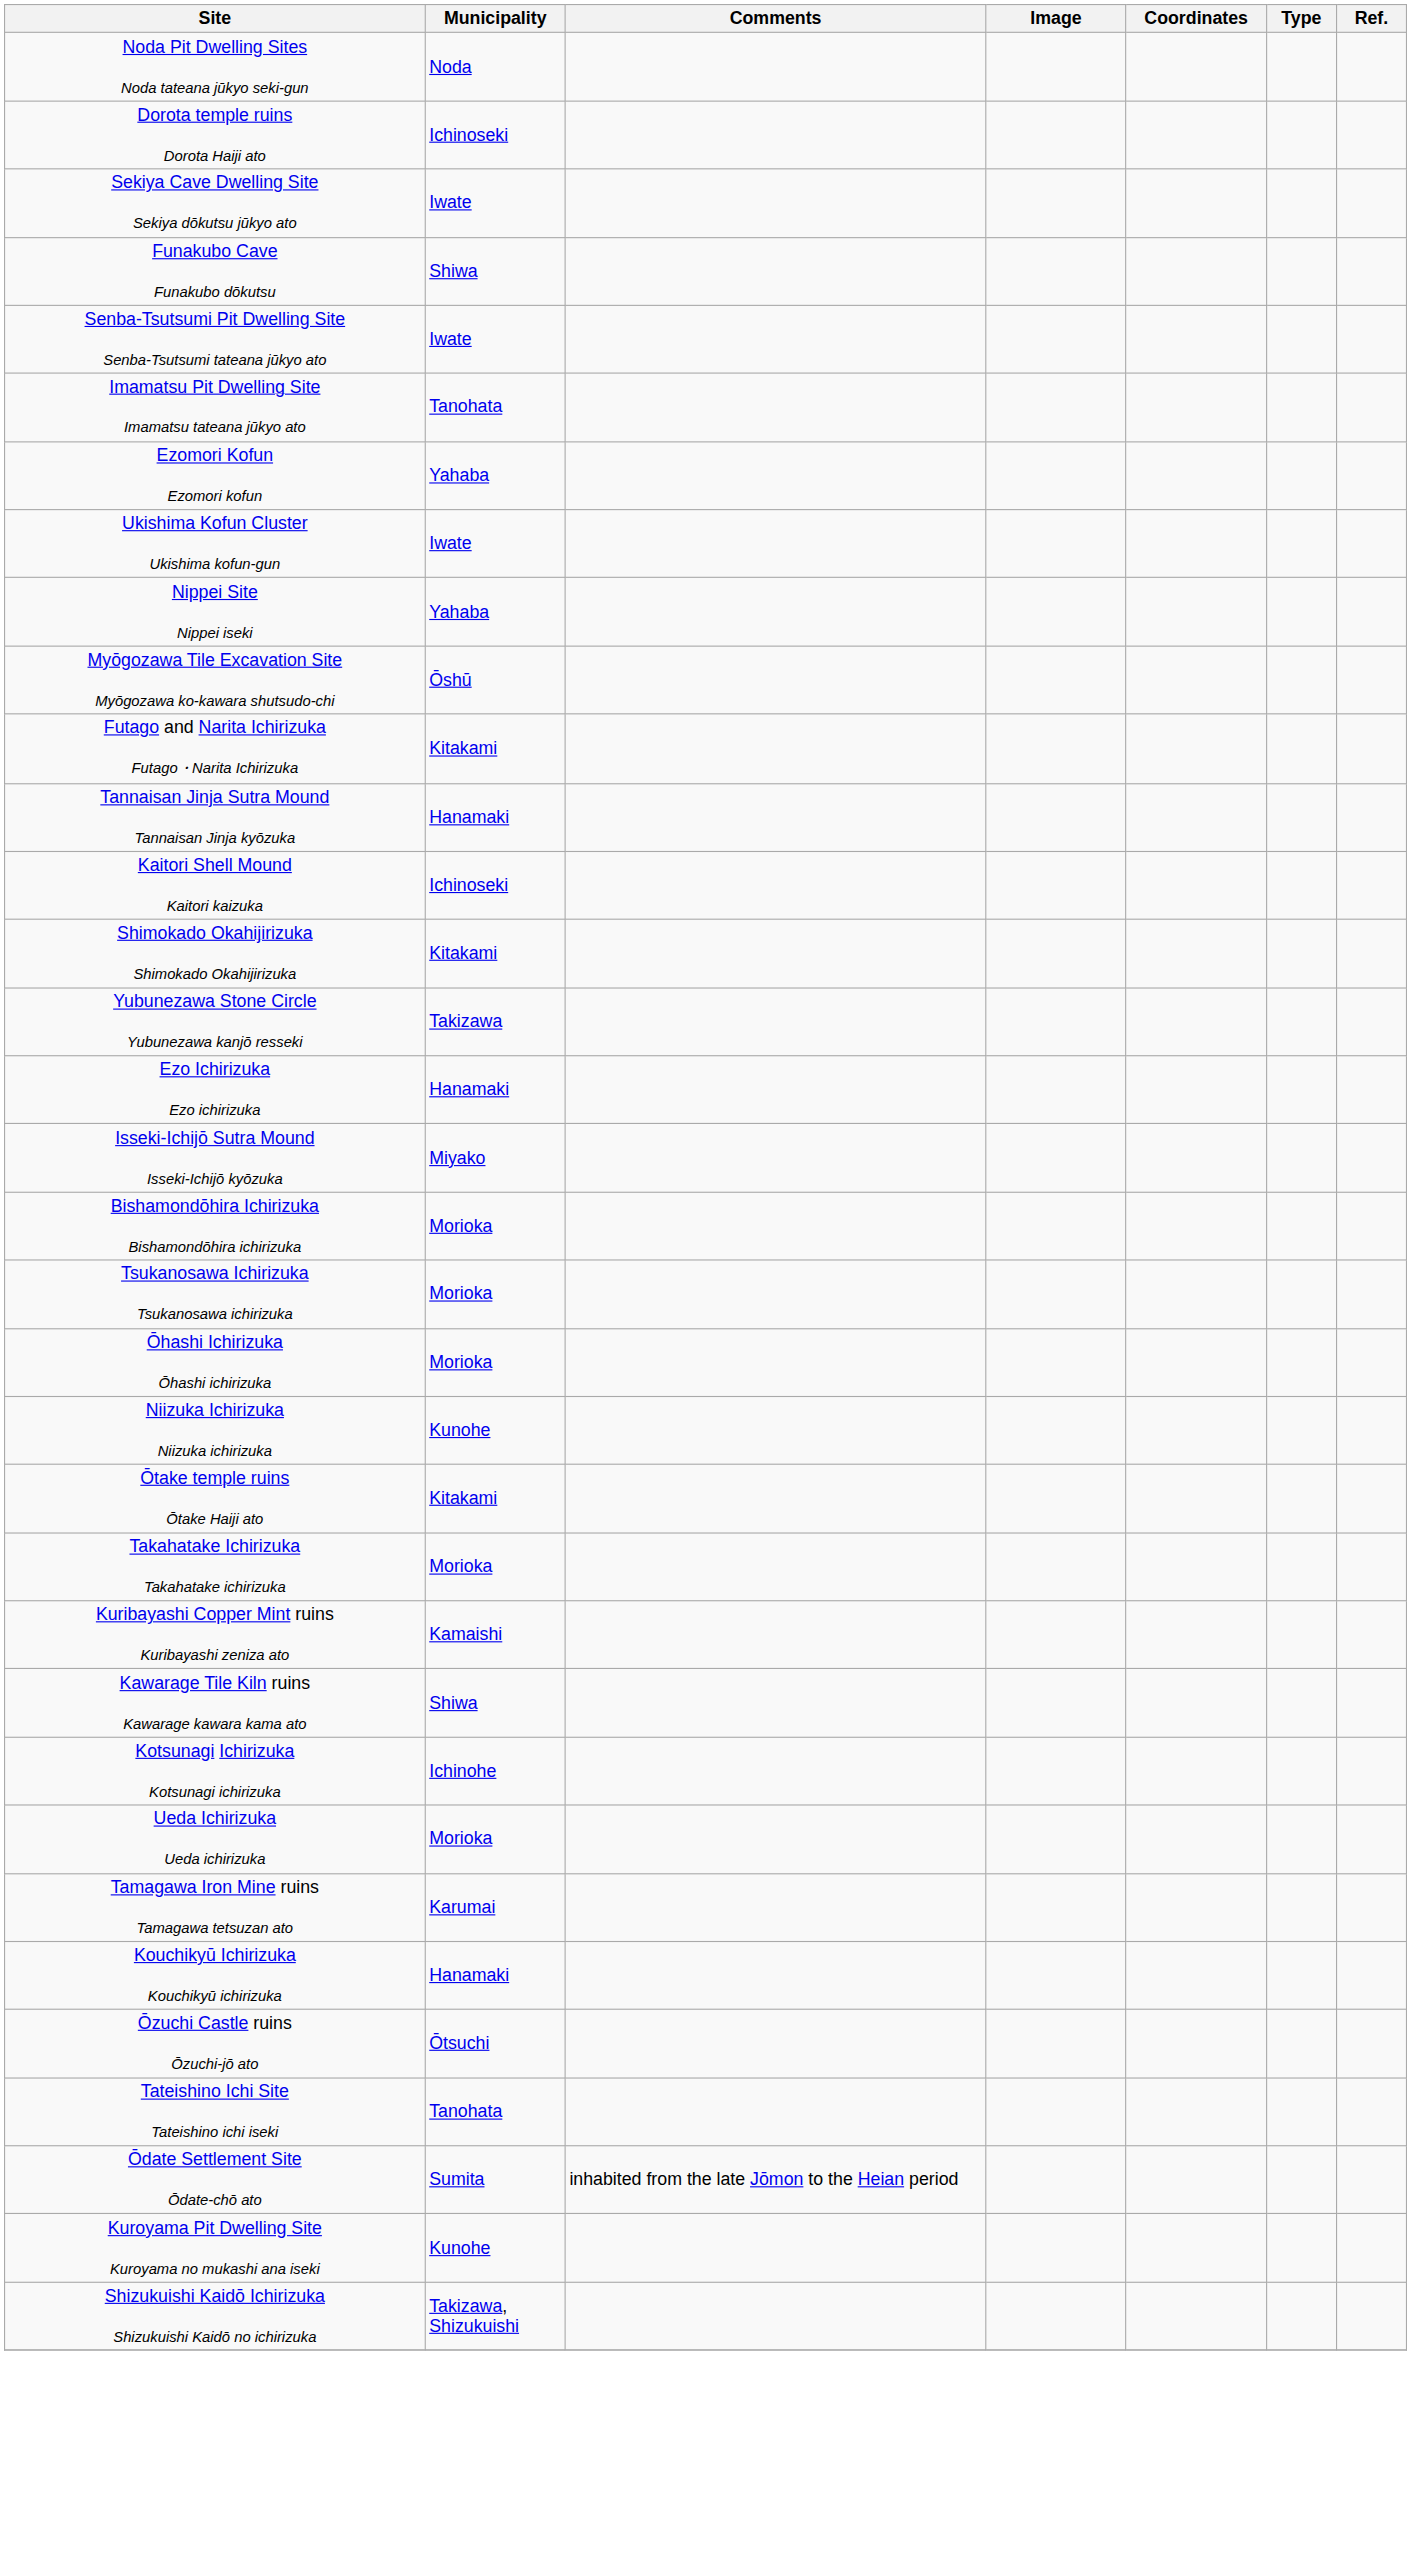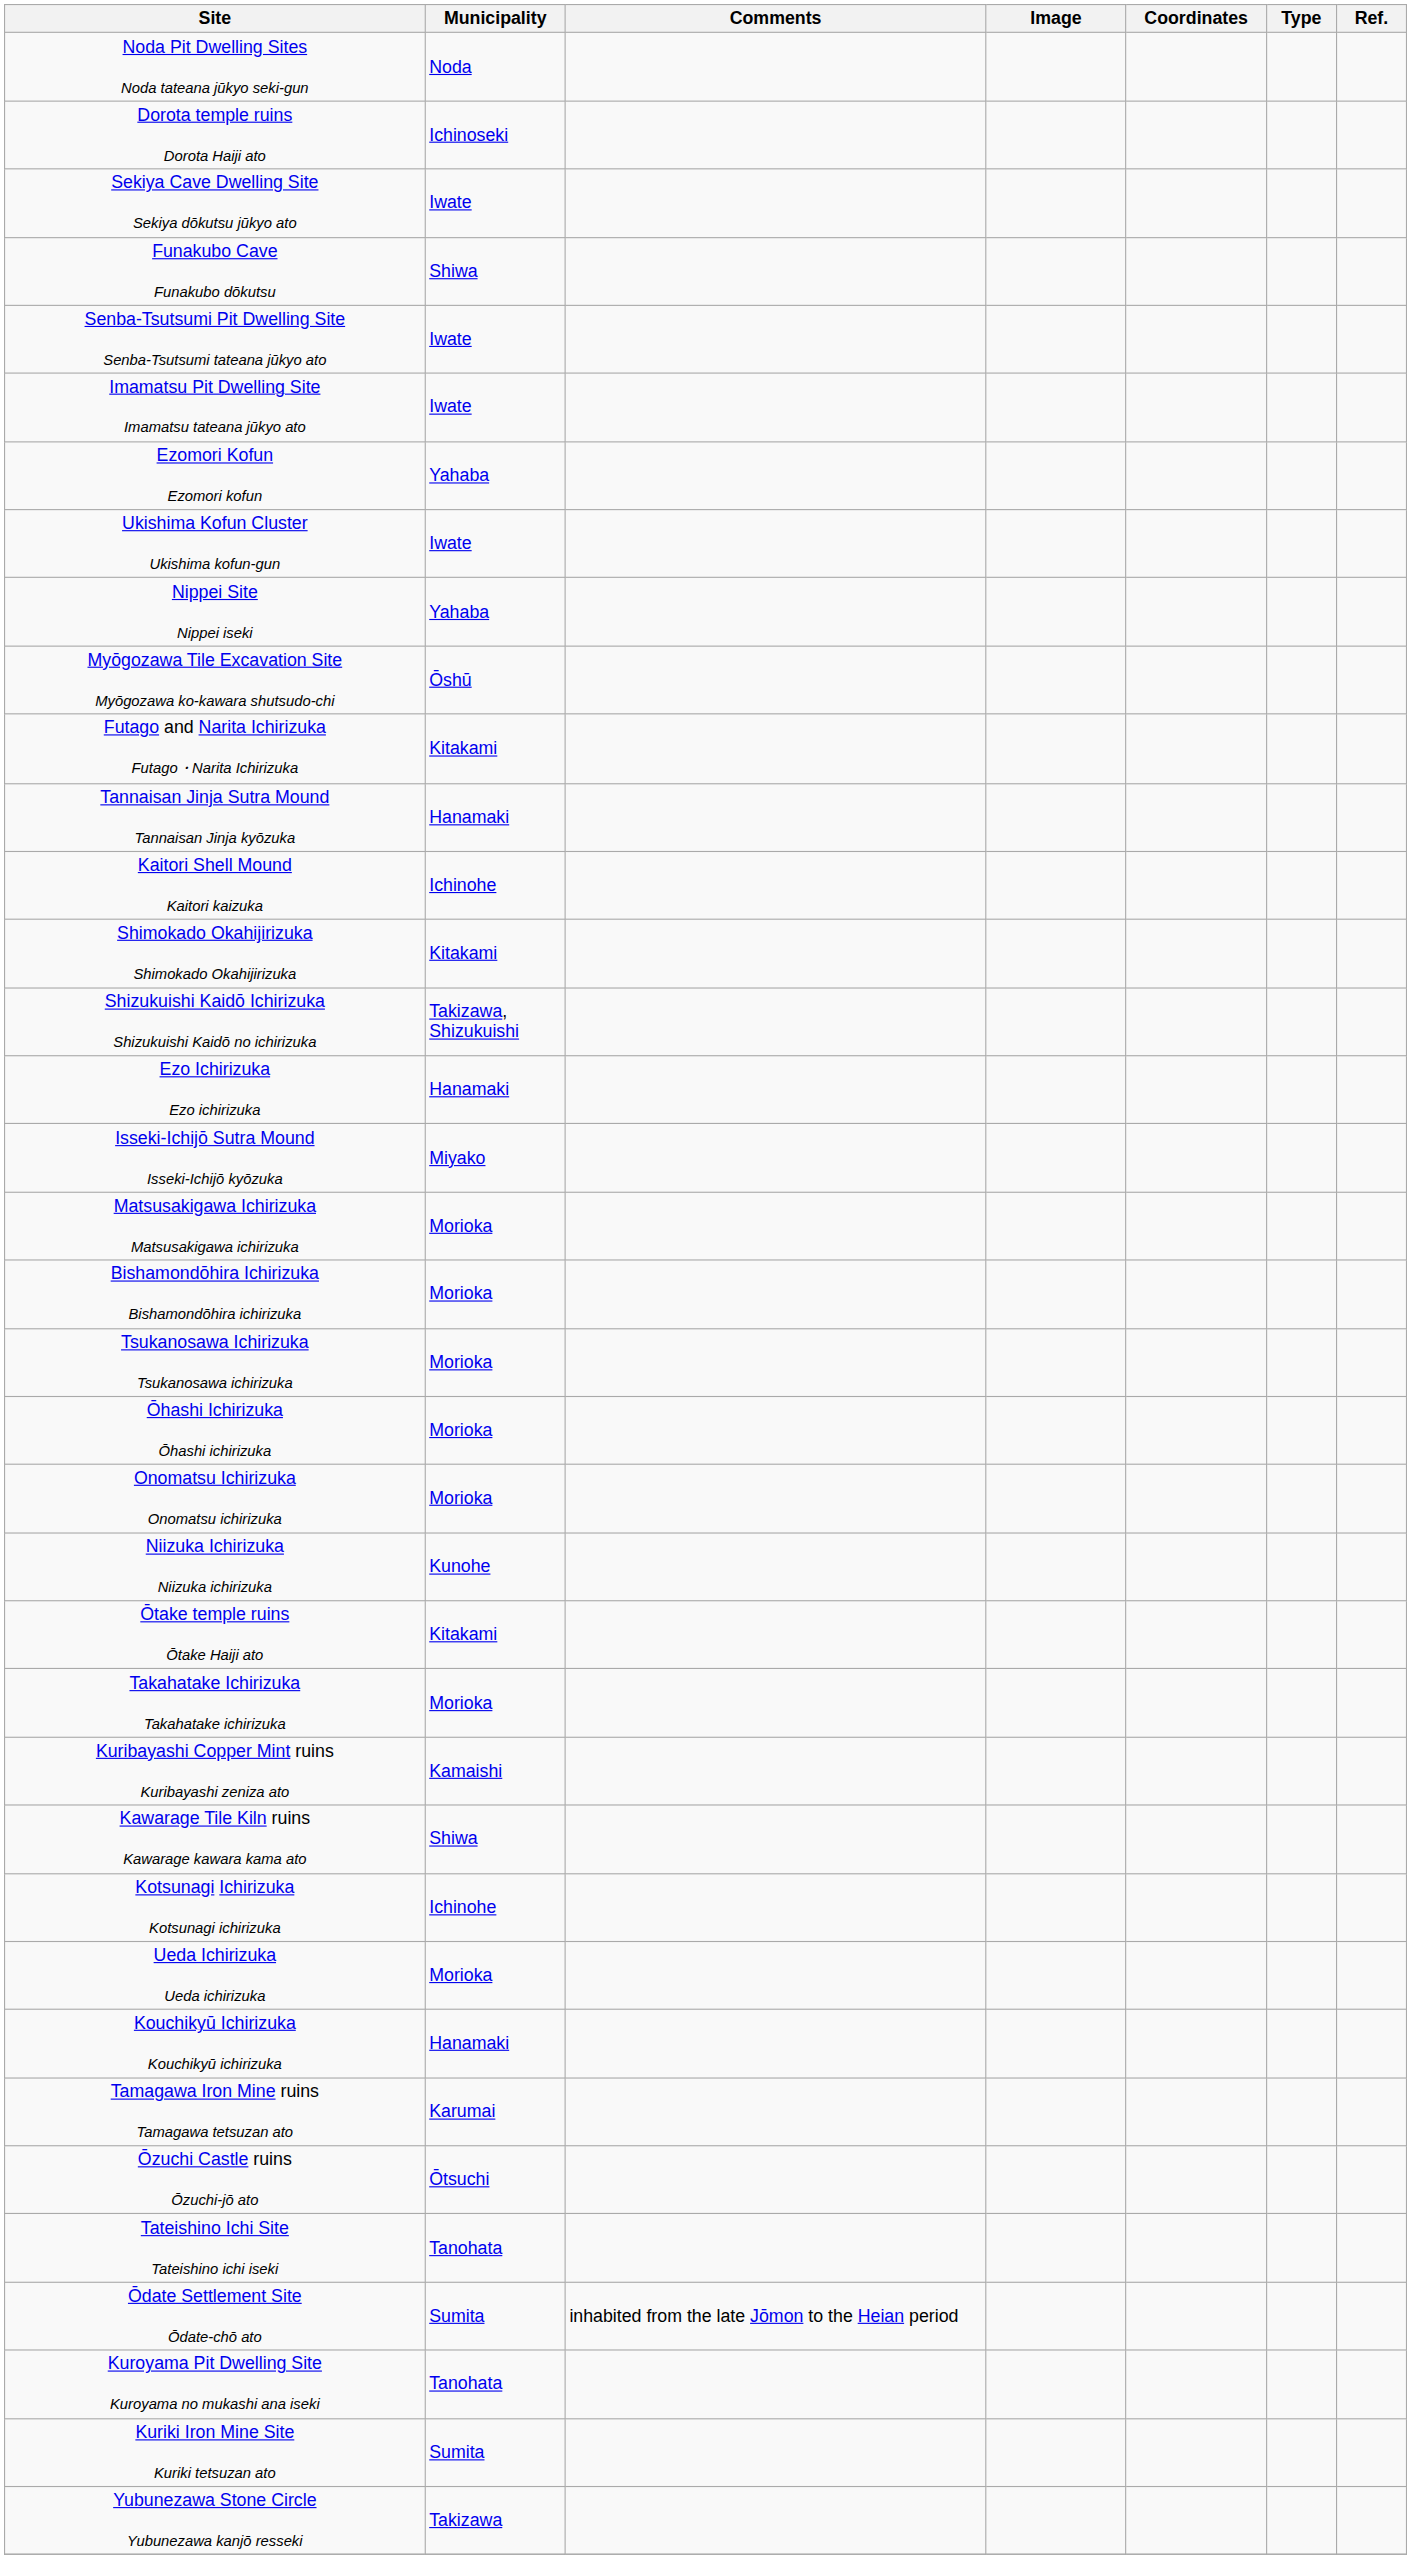(466, 407) Tanohata -> (450, 407) Iwate
(469, 885) Ichinoseki -> (463, 885) Ichinohe
rows swapped: (215, 2316) <-> (215, 1021)
+ row: (215, 1225)
+ row: (215, 1498)
rows swapped: (215, 1975) <-> (215, 1907)
(460, 2247) Kunohe -> (466, 2384) Tanohata
+ row: (215, 2452)
